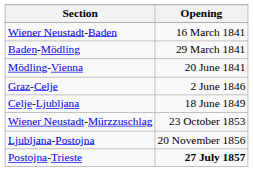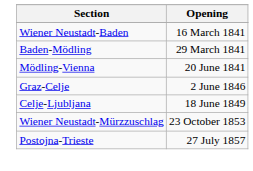- row: (51, 139)
(215, 157) bold -> (216, 139) normal
